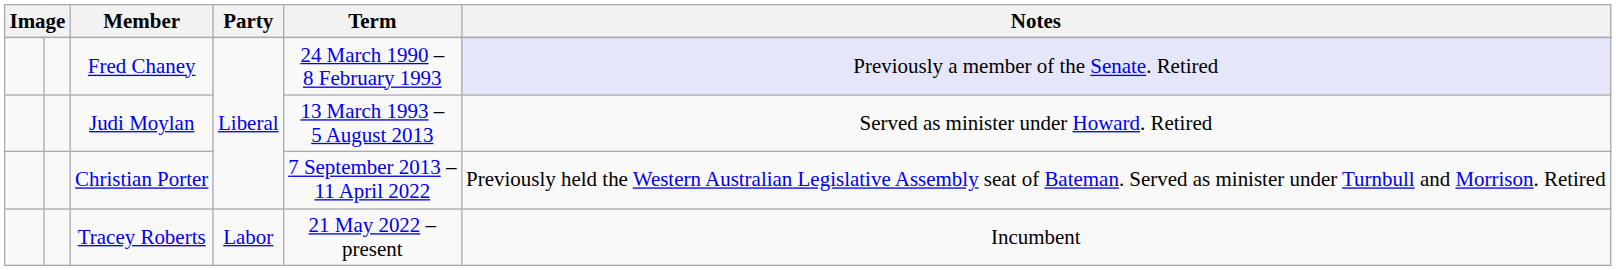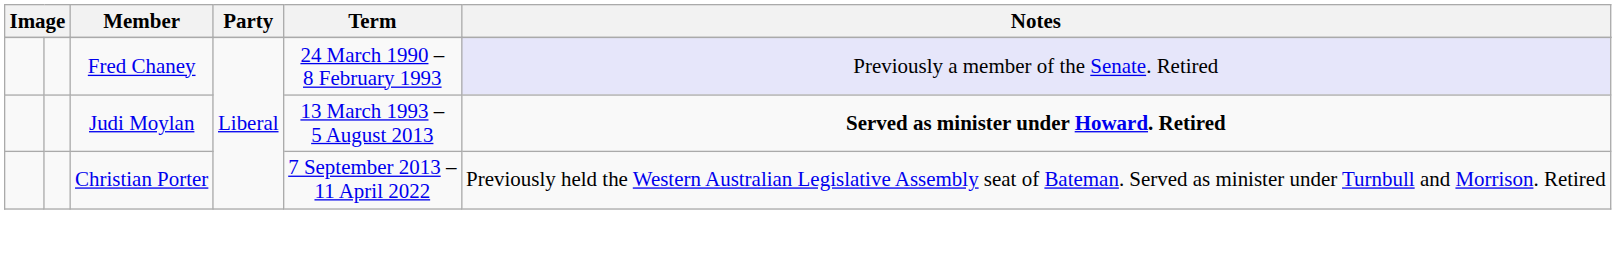(1036, 122) normal -> (1036, 122) bold
- row: (142, 236)
